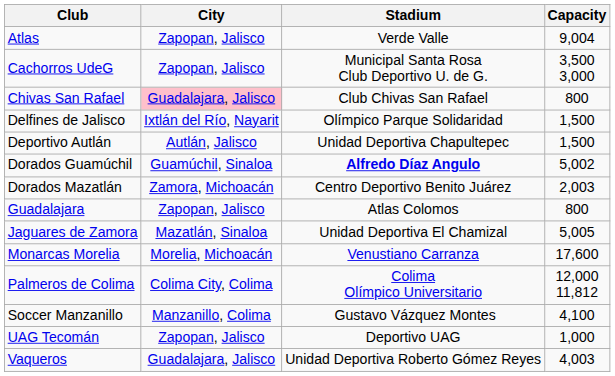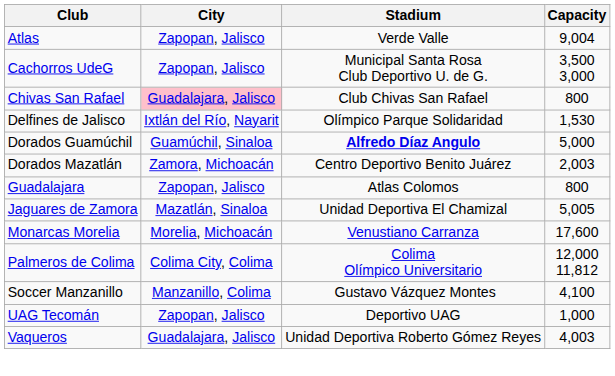(577, 120) 1,500 -> (577, 120) 1,530
- row: (59, 143)
(577, 165) 5,002 -> (577, 143) 5,000
